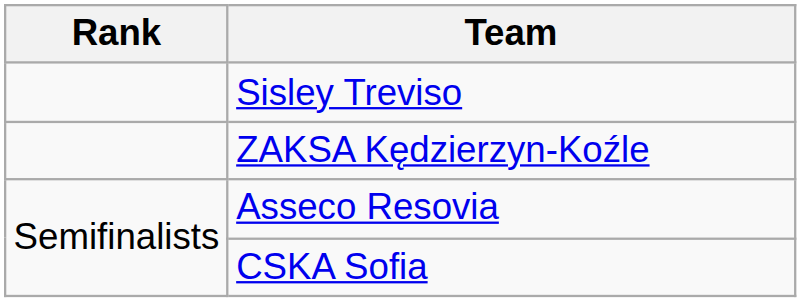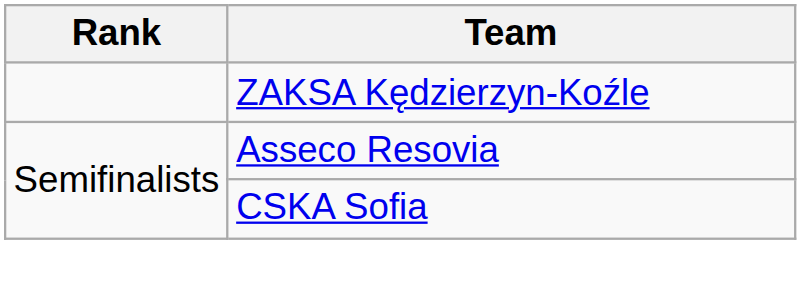- row: (349, 91)
